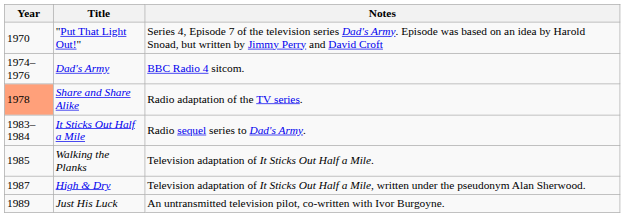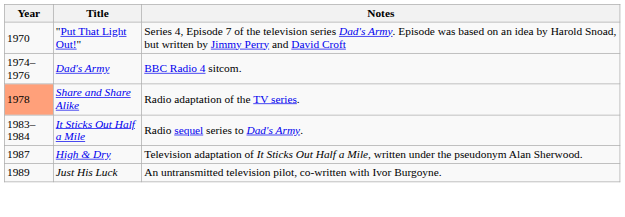- row: (82, 161)
